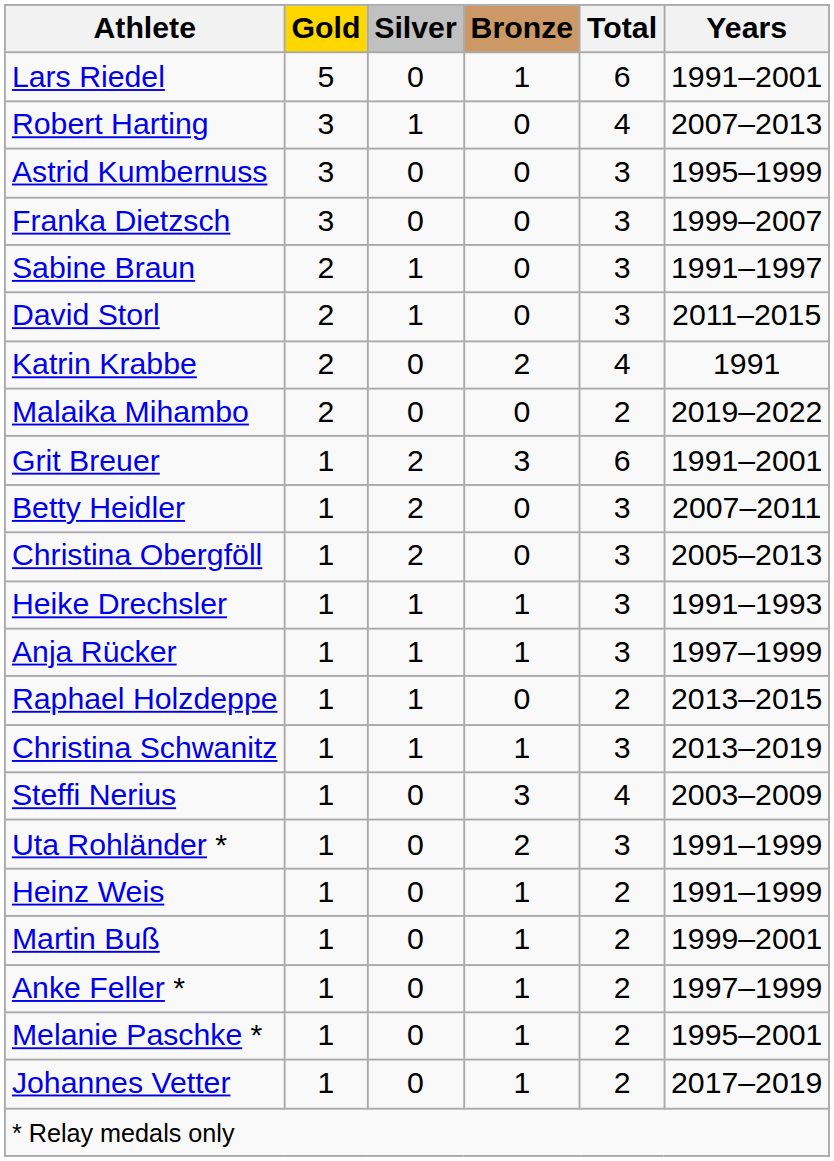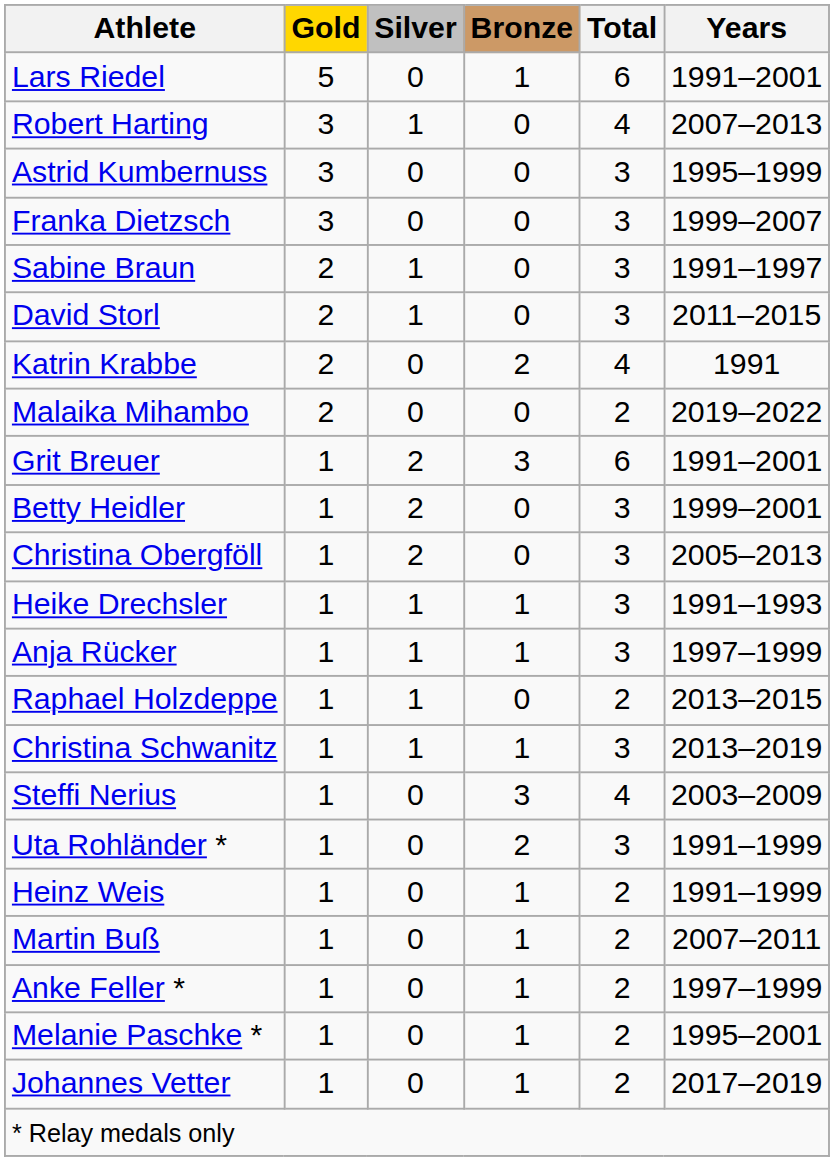(747, 508) 2007–2011 -> (747, 508) 1999–2001
(747, 939) 1999–2001 -> (747, 939) 2007–2011
